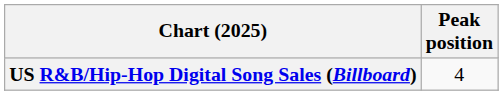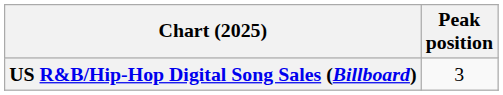(459, 74) 4 -> (459, 74) 3
